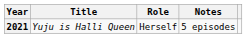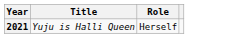- column: (208, 12)
